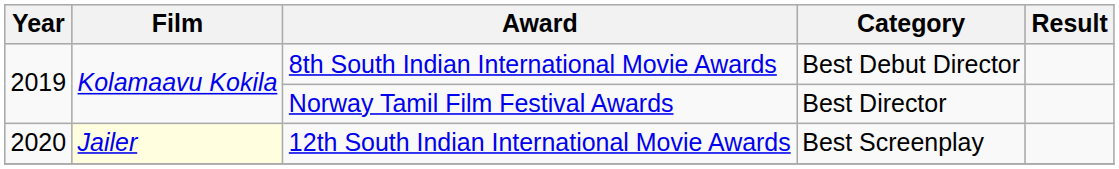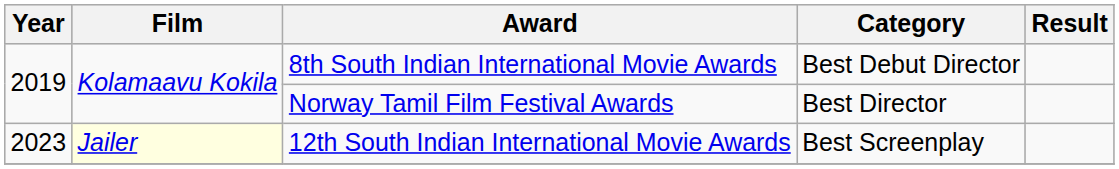(38, 143) 2020 -> (38, 143) 2023
